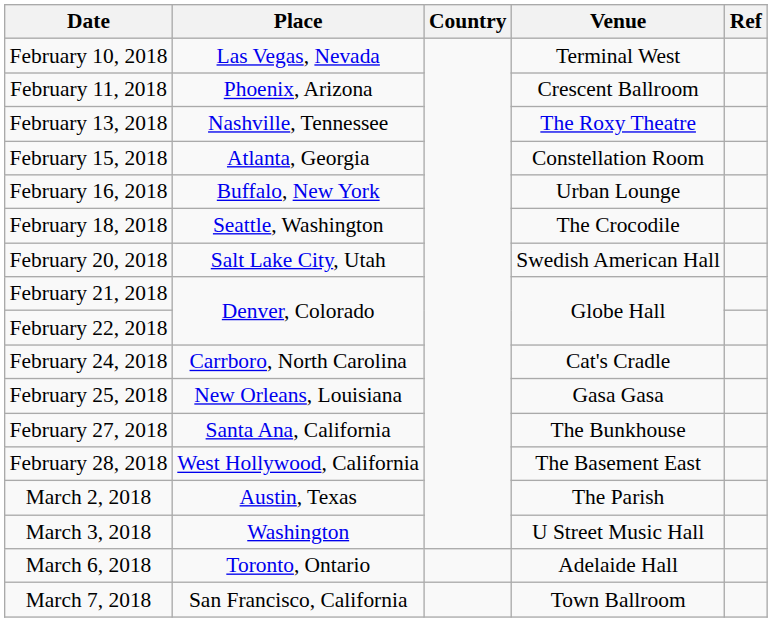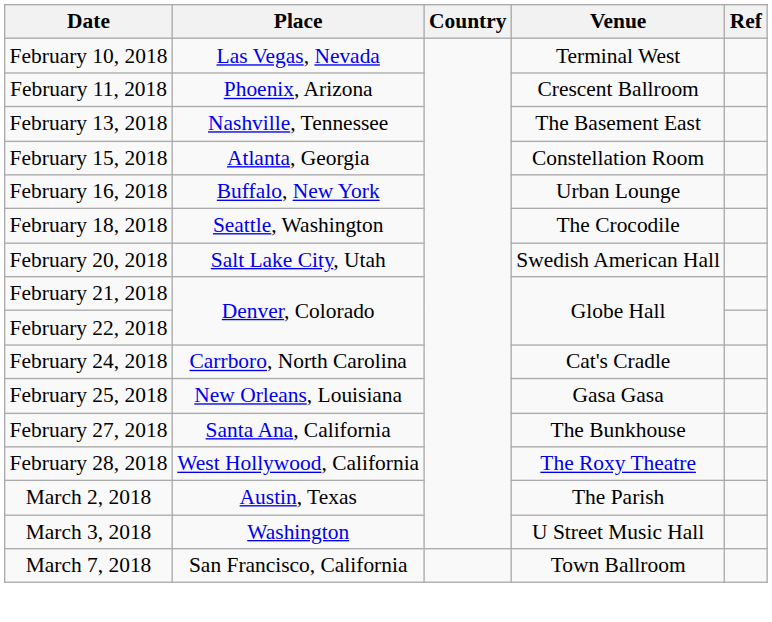(618, 123) The Roxy Theatre -> (618, 123) The Basement East
(618, 463) The Basement East -> (618, 463) The Roxy Theatre
- row: (89, 565)
